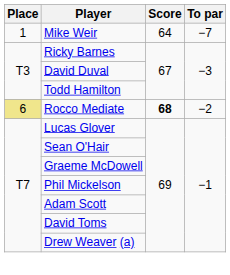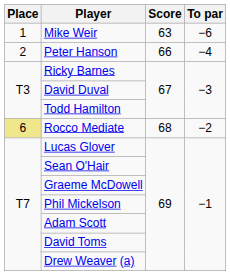(165, 33) 64 -> (165, 33) 63
(205, 33) −7 -> (205, 33) −6
+ row: (81, 52)
(165, 109) bold -> (165, 128) normal
